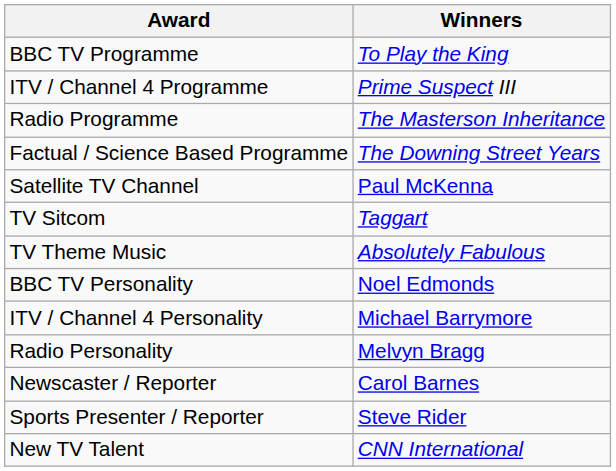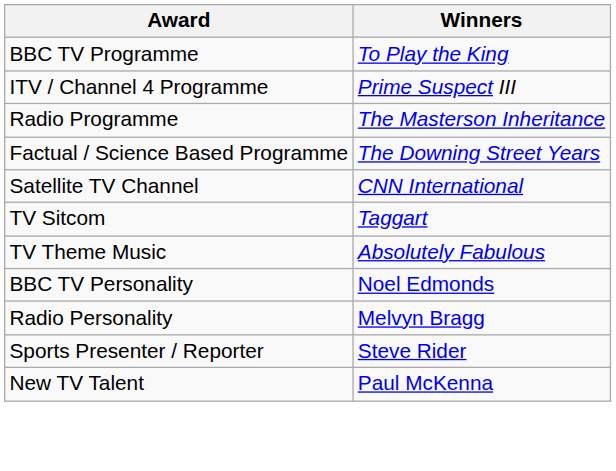(425, 185) Paul McKenna -> (440, 185) CNN International
- row: (136, 317)
- row: (113, 383)
(440, 449) CNN International -> (425, 383) Paul McKenna
